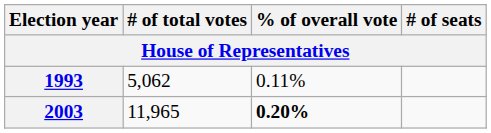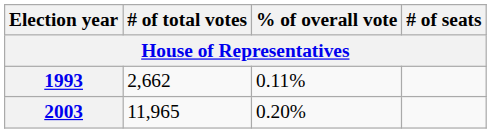(149, 81) 5,062 -> (149, 81) 2,662
(283, 111) bold -> (281, 111) normal
